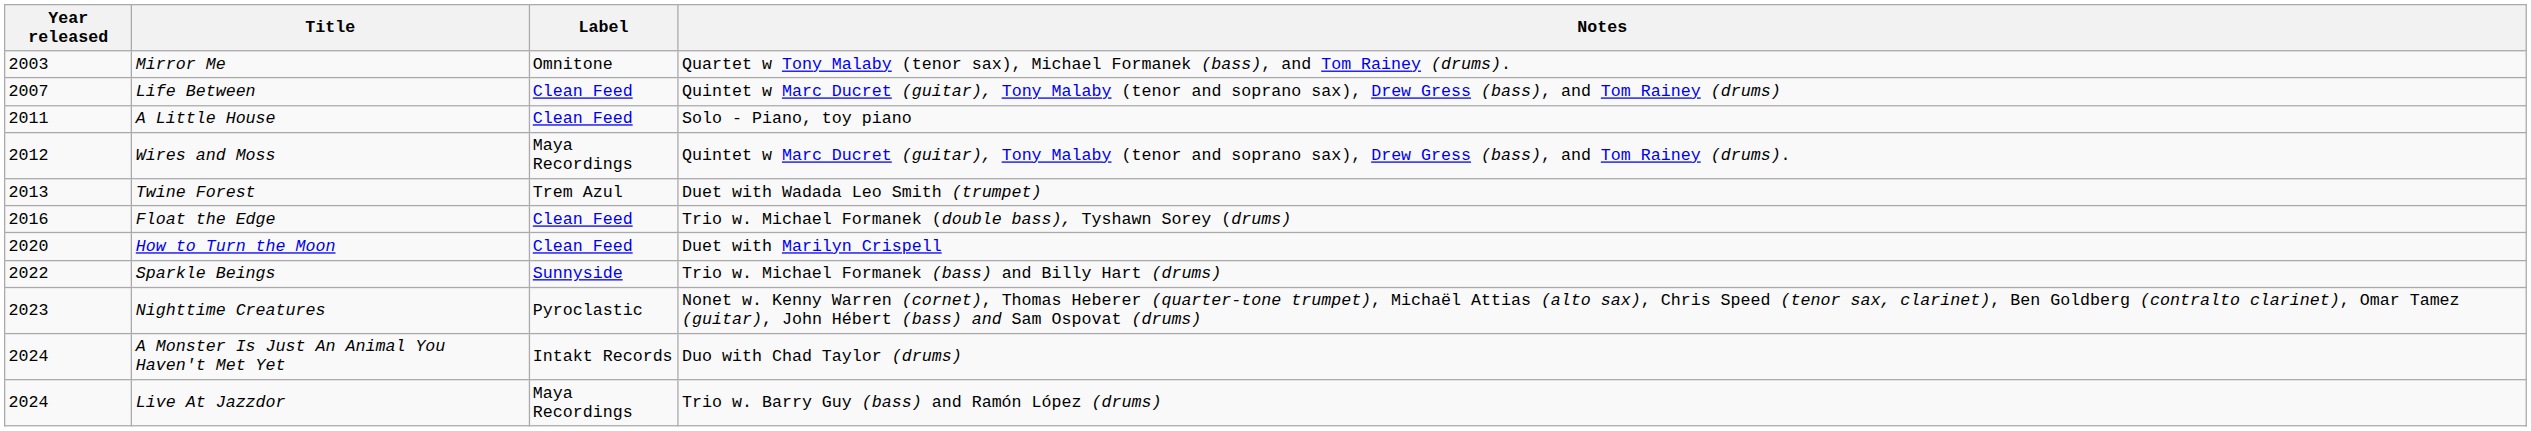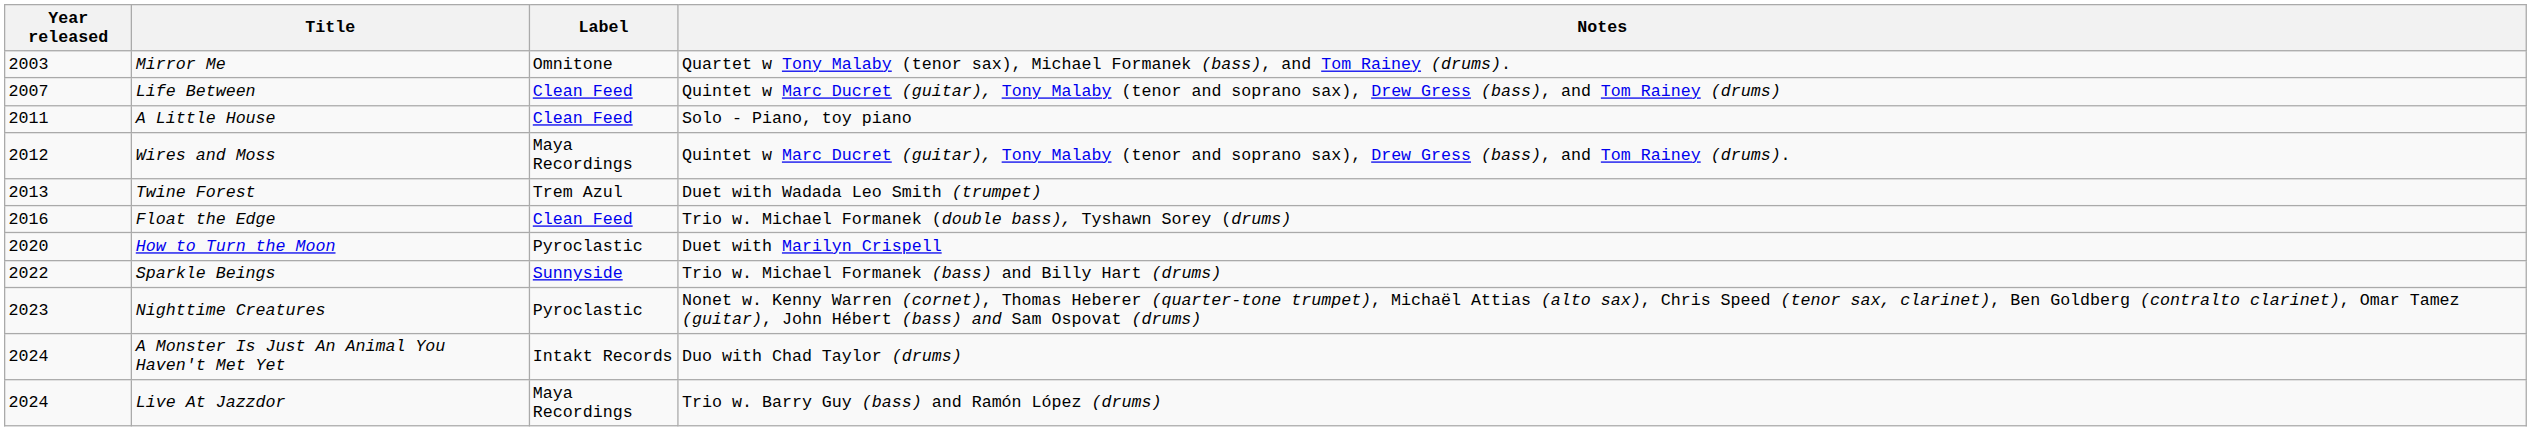(583, 246) Clean Feed -> (588, 246) Pyroclastic
